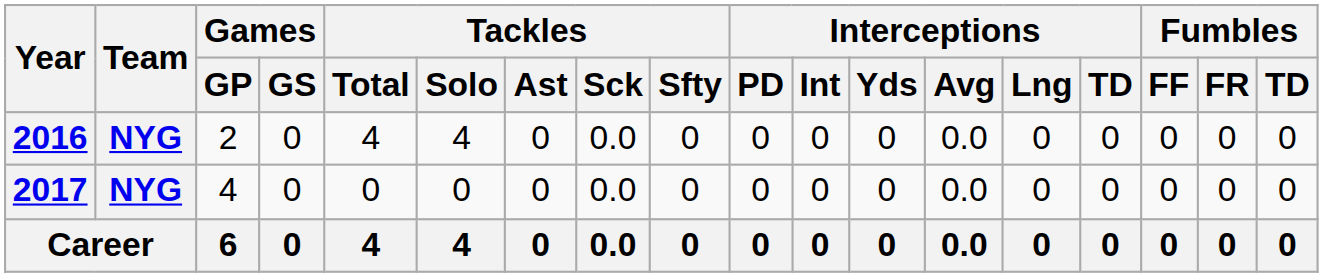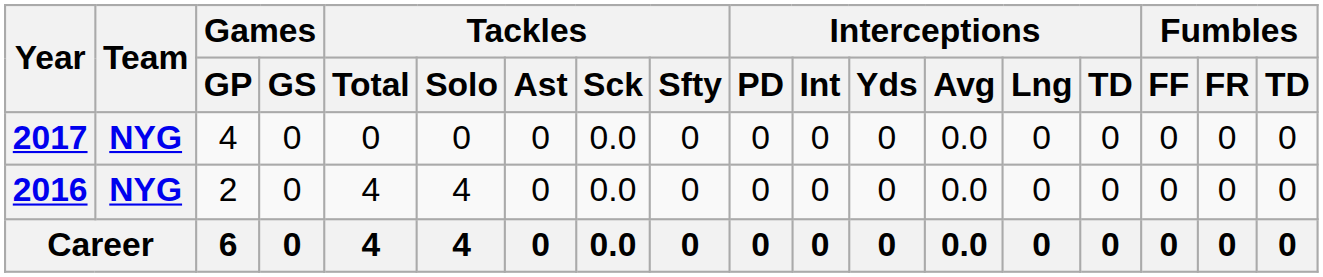rows swapped: (50, 137) <-> (50, 191)
